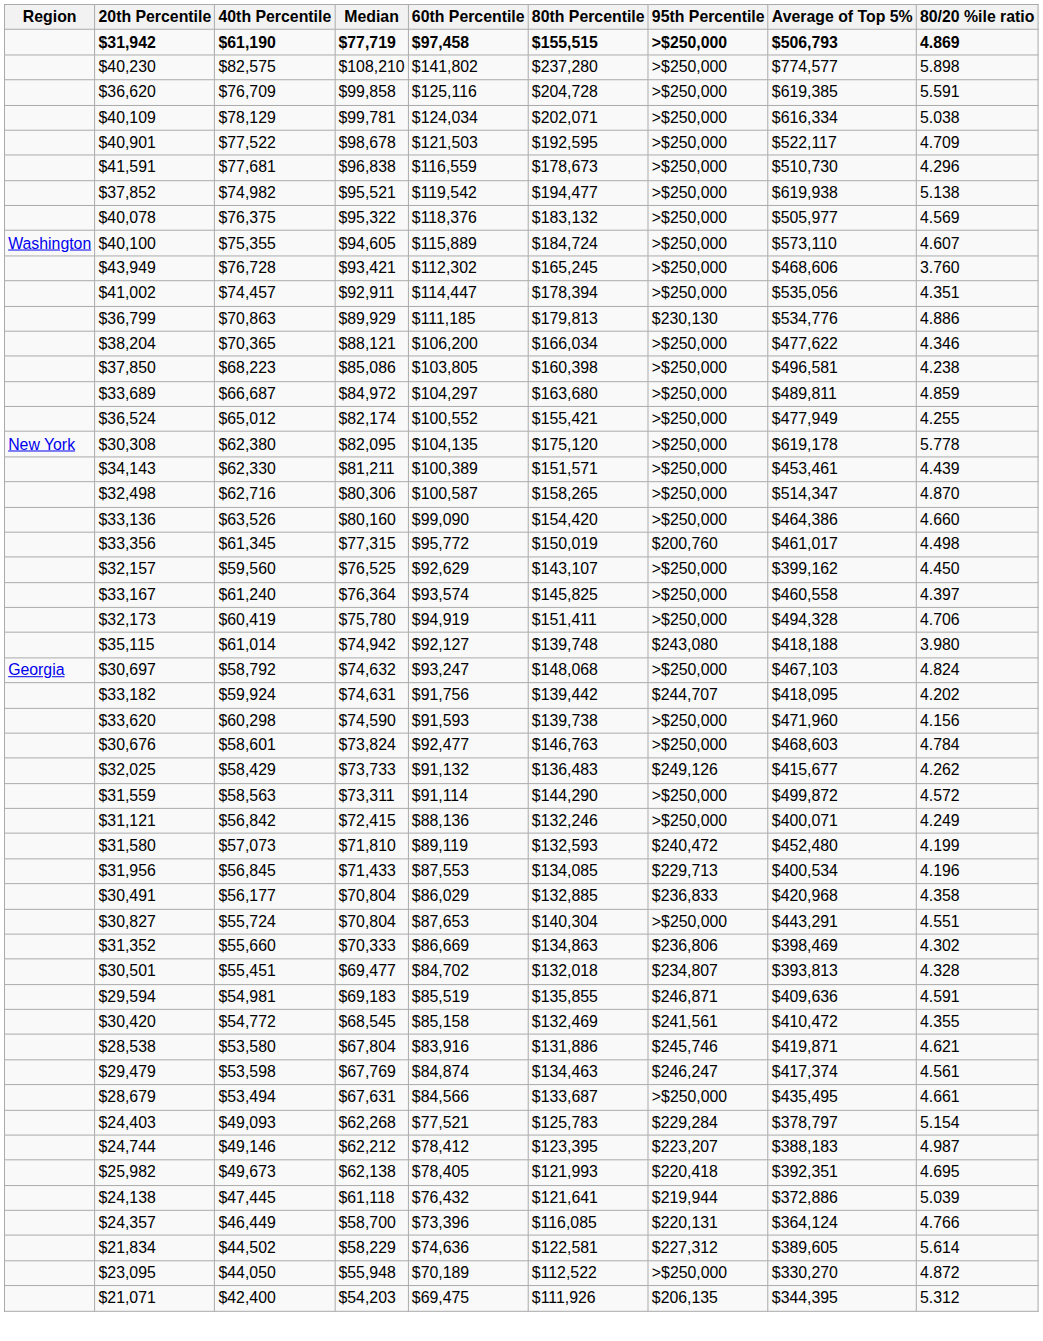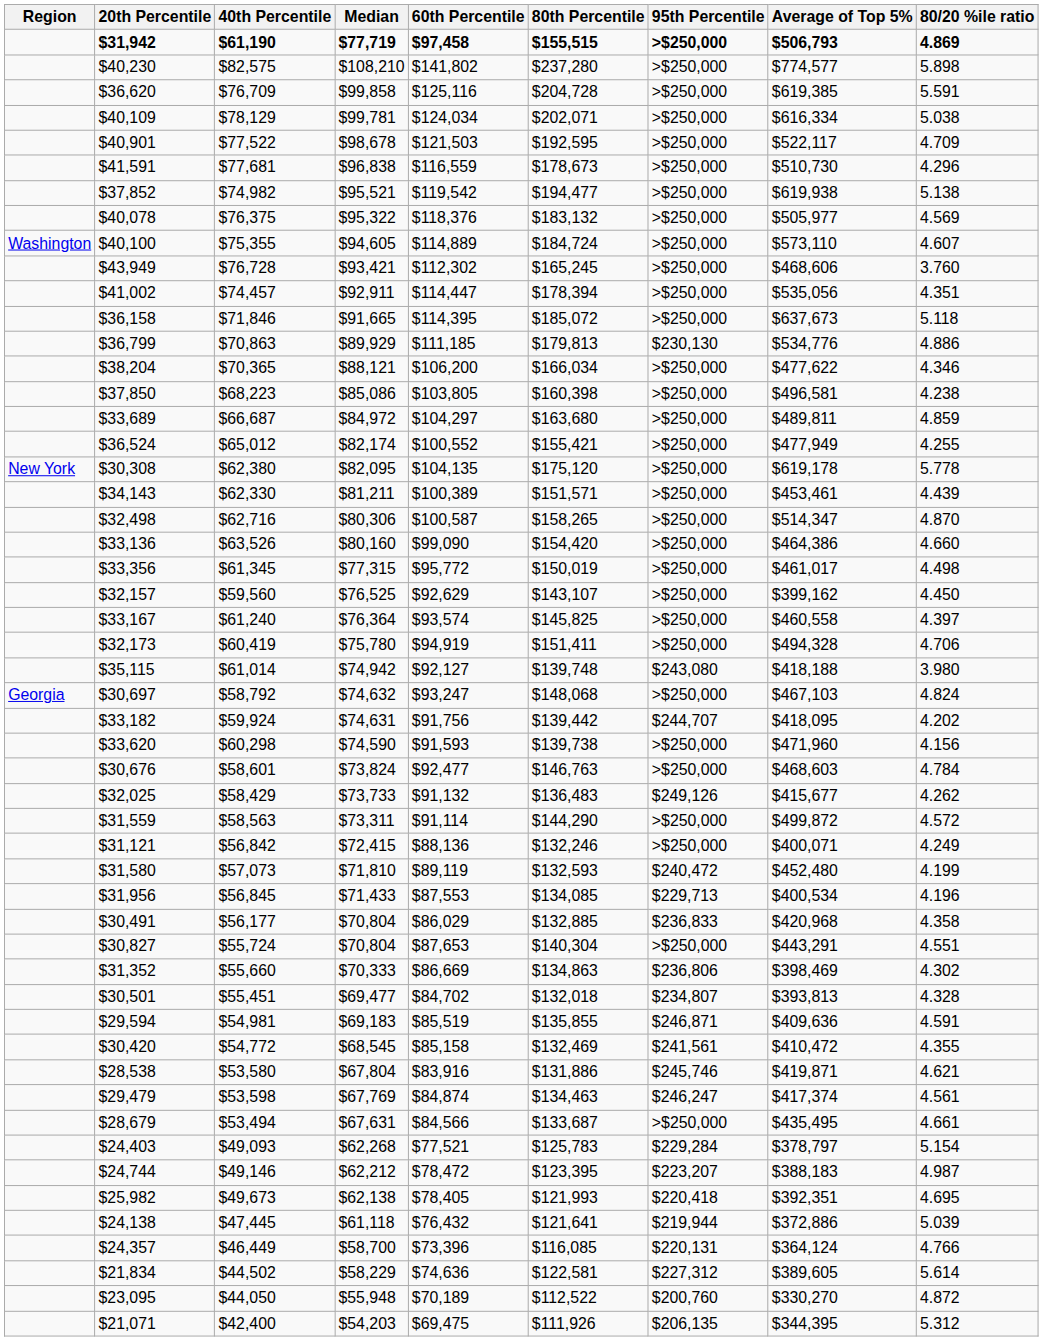(444, 243) $115,889 -> (444, 243) $114,889
+ row: (127, 318)
(685, 544) $200,760 -> (690, 569) >$250,000
(440, 1147) $78,412 -> (440, 1172) $78,472
(690, 1273) >$250,000 -> (685, 1298) $200,760
